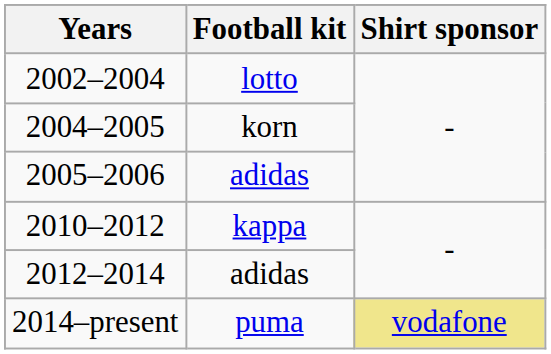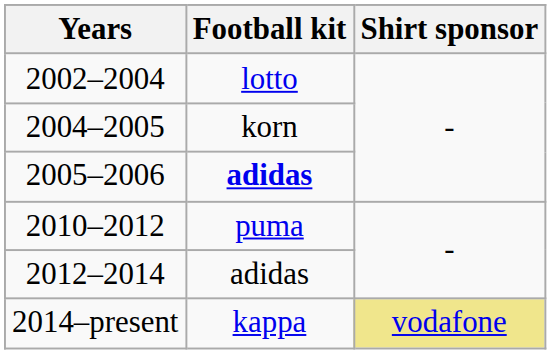(269, 175) normal -> (269, 175) bold
(269, 224) kappa -> (269, 224) puma
(269, 322) puma -> (269, 322) kappa
